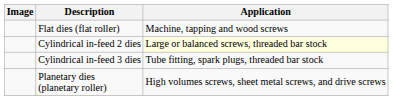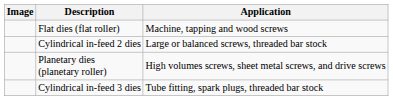(236, 44) lightyellow background -> (236, 44) no background
rows swapped: (90, 60) <-> (72, 82)
